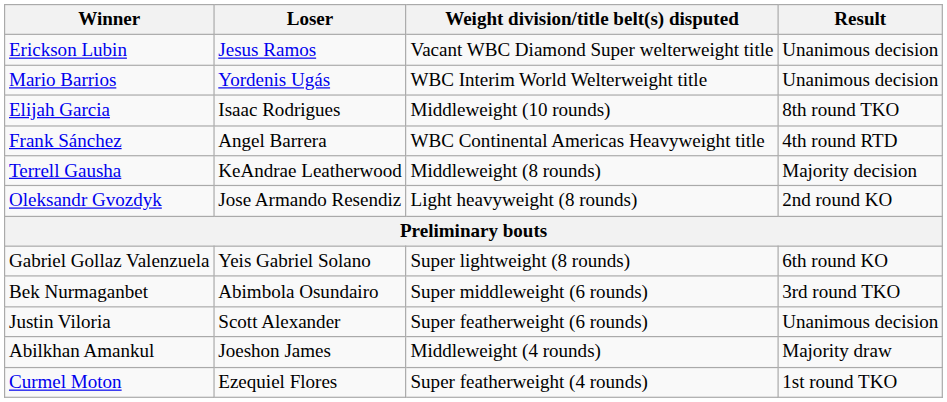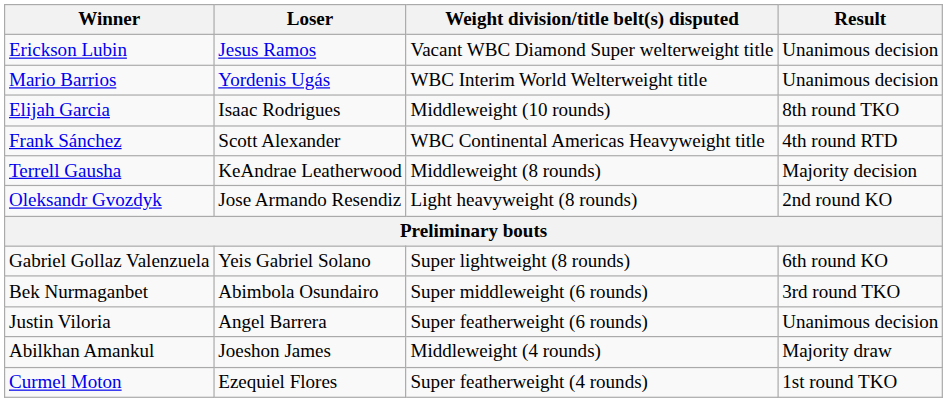(272, 140) Angel Barrera -> (279, 140) Scott Alexander
(279, 321) Scott Alexander -> (272, 321) Angel Barrera
